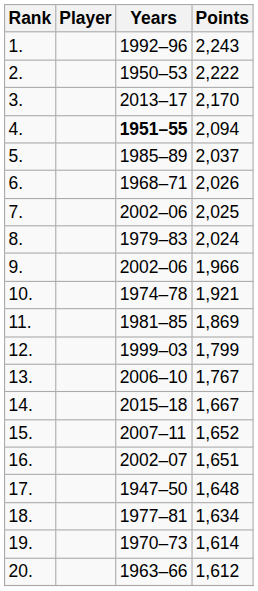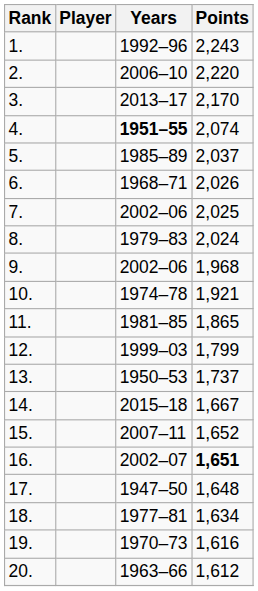(154, 73) 1950–53 -> (154, 73) 2006–10
(217, 73) 2,222 -> (217, 73) 2,220
(217, 128) 2,094 -> (217, 128) 2,074
(217, 267) 1,966 -> (217, 267) 1,968
(217, 322) 1,869 -> (217, 322) 1,865
(154, 377) 2006–10 -> (154, 377) 1950–53
(217, 377) 1,767 -> (217, 377) 1,737
(217, 460) normal -> (217, 460) bold
(217, 543) 1,614 -> (217, 543) 1,616
